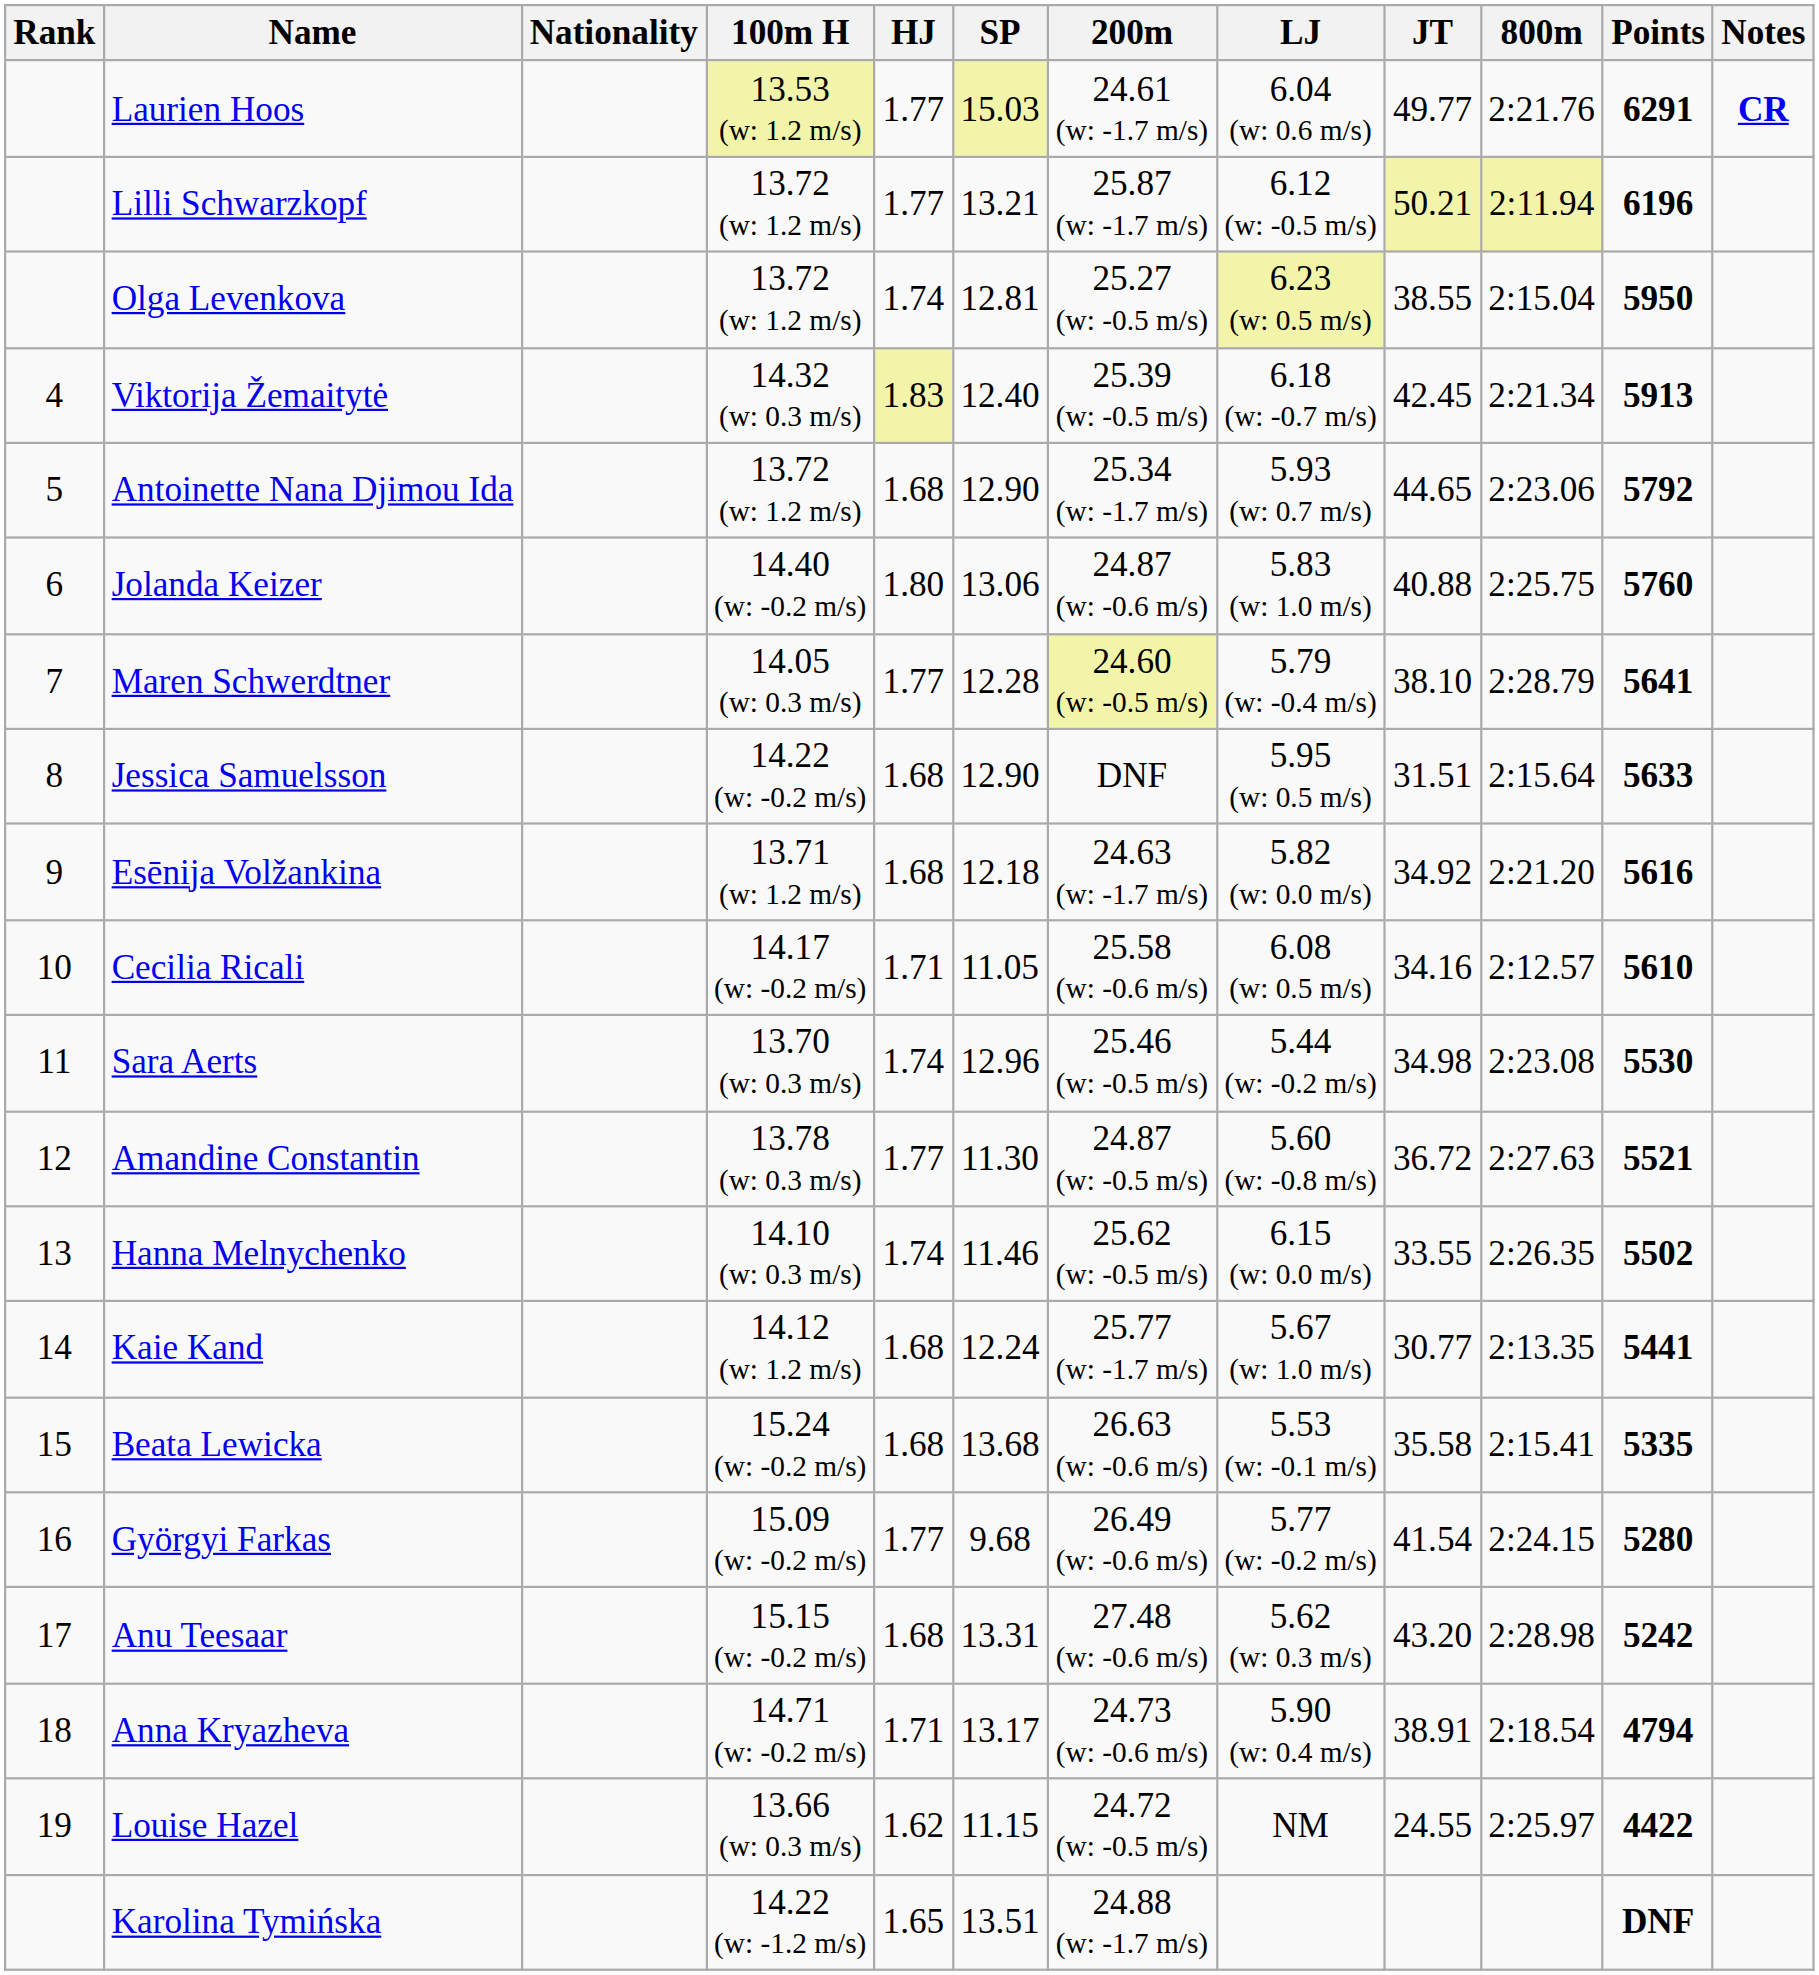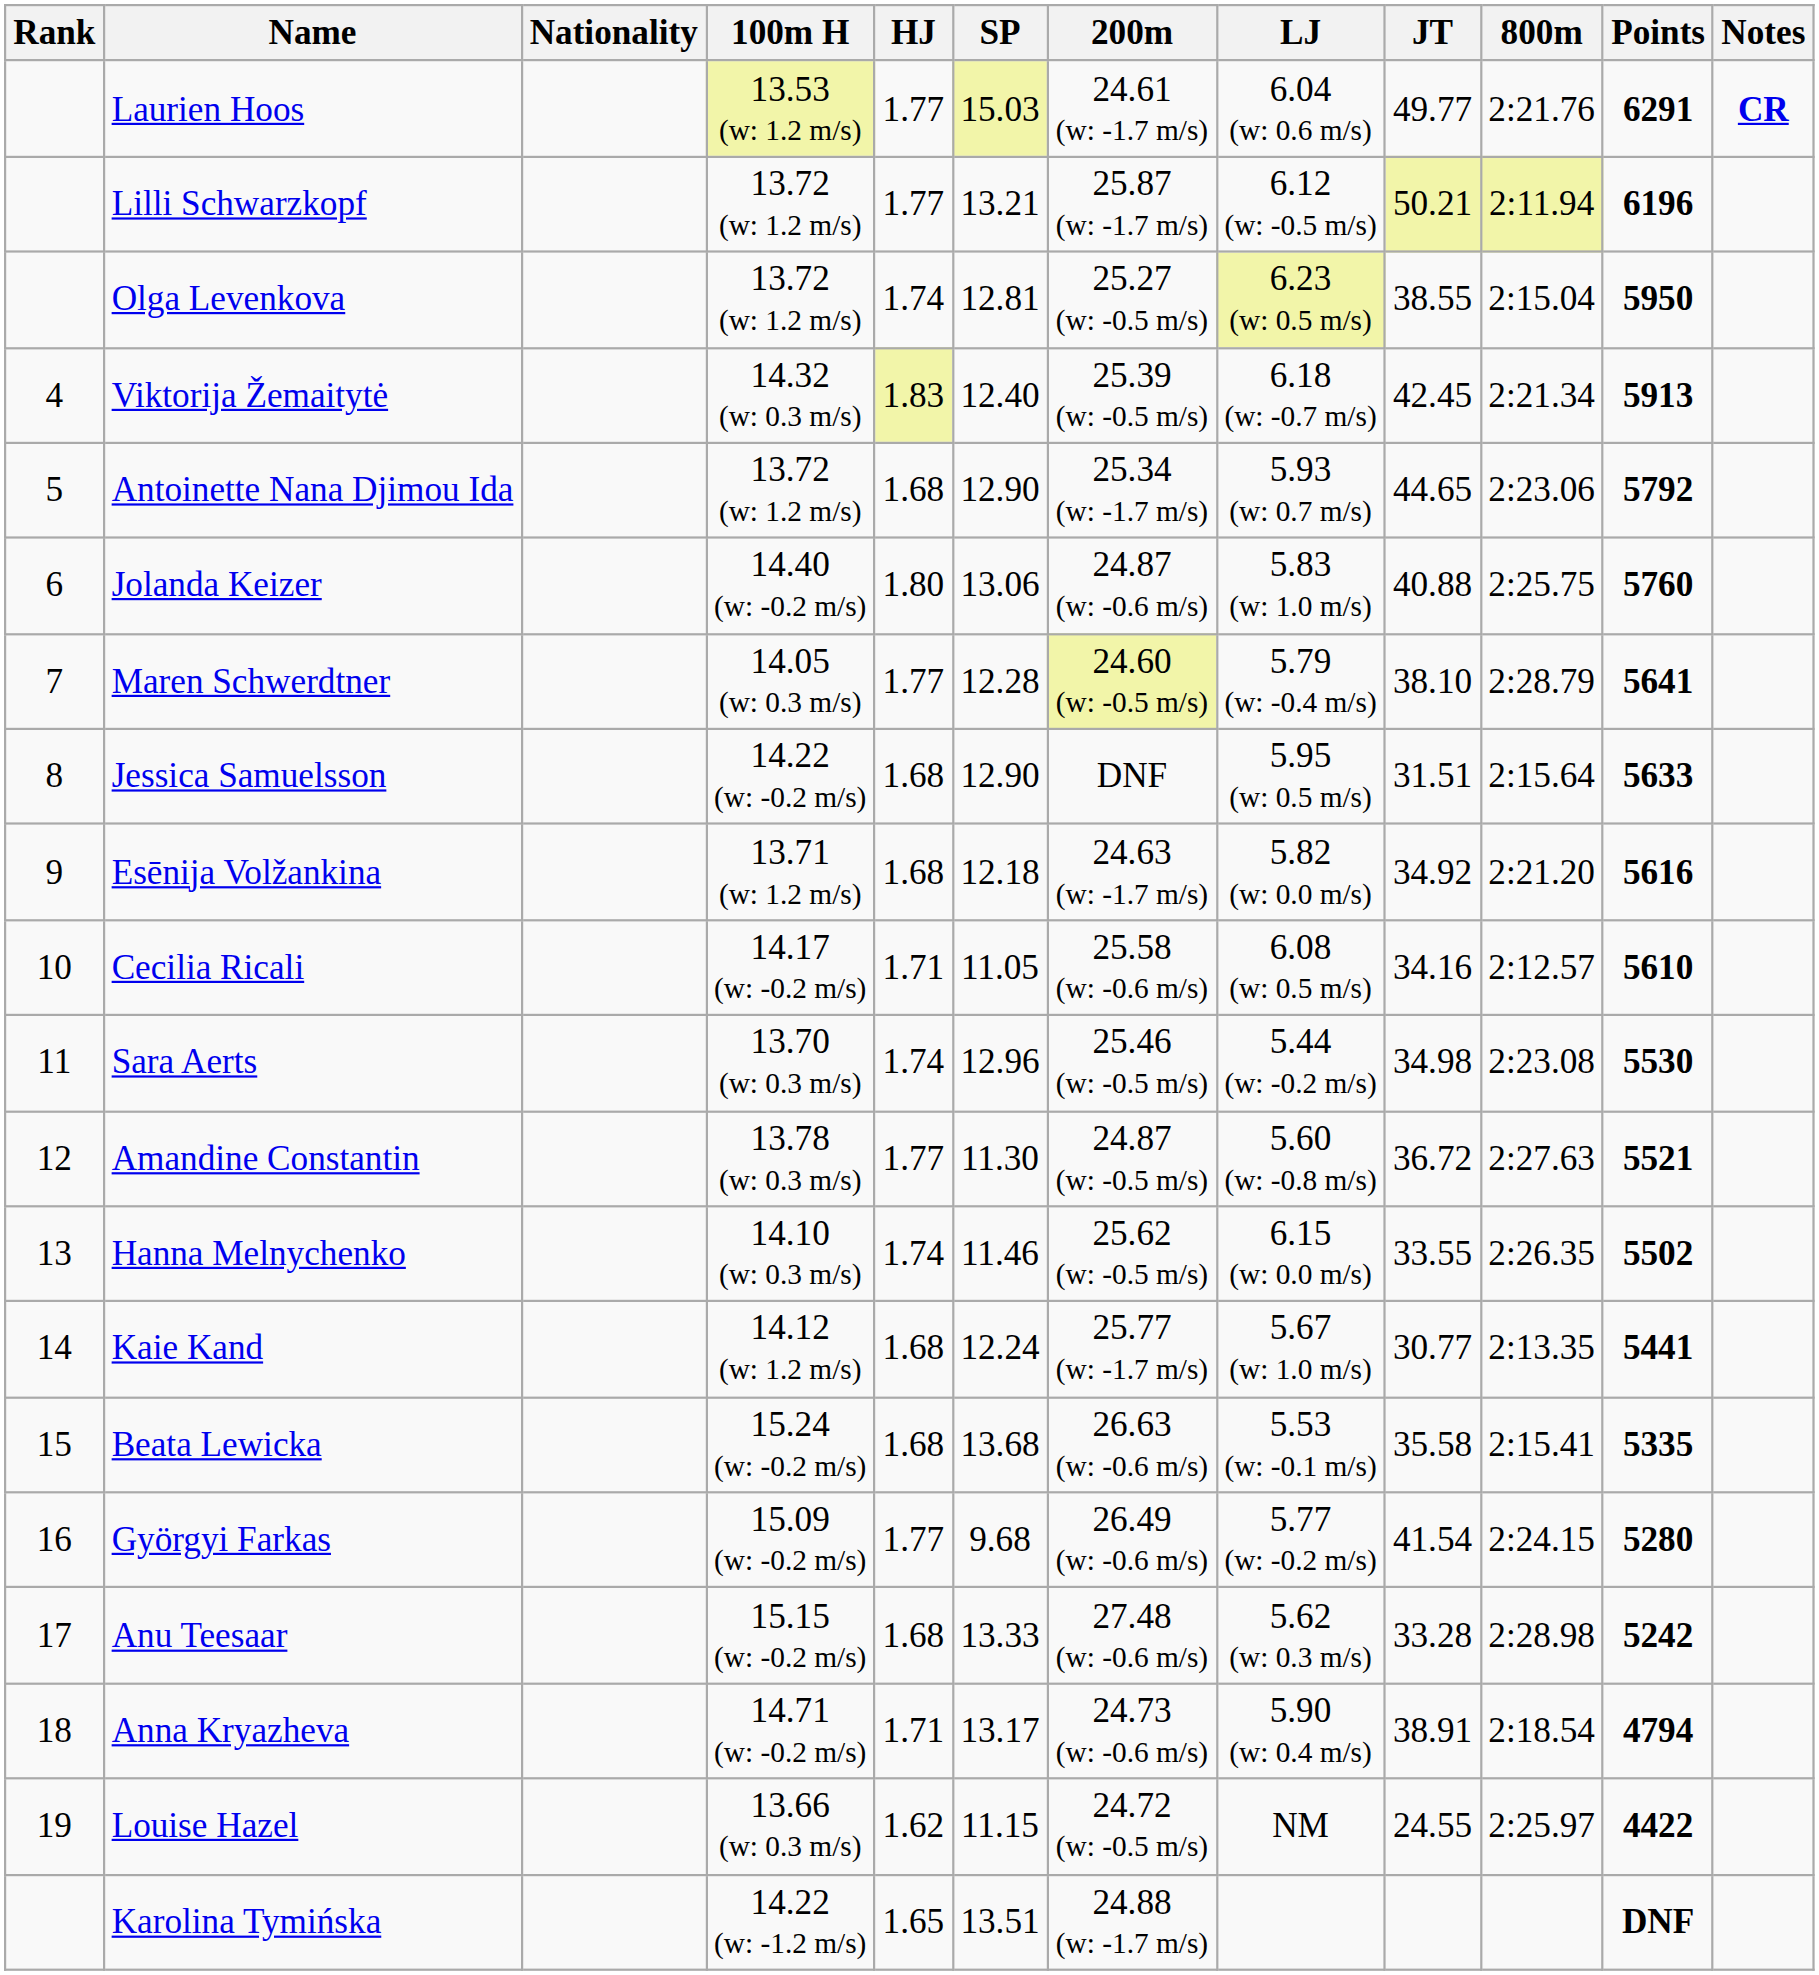(1000, 1634) 13.31 -> (1000, 1634) 13.33
(1433, 1634) 43.20 -> (1433, 1634) 33.28
